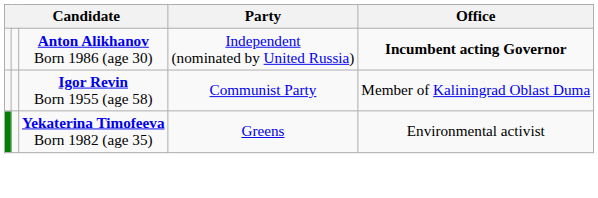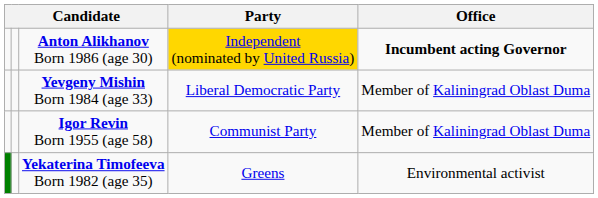(263, 49) no background -> (263, 49) gold background
+ row: (93, 90)
